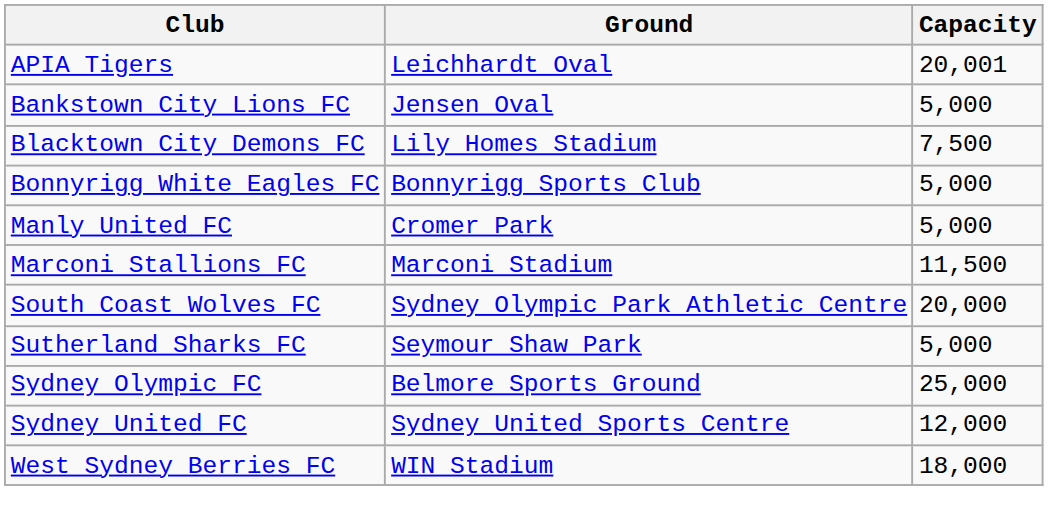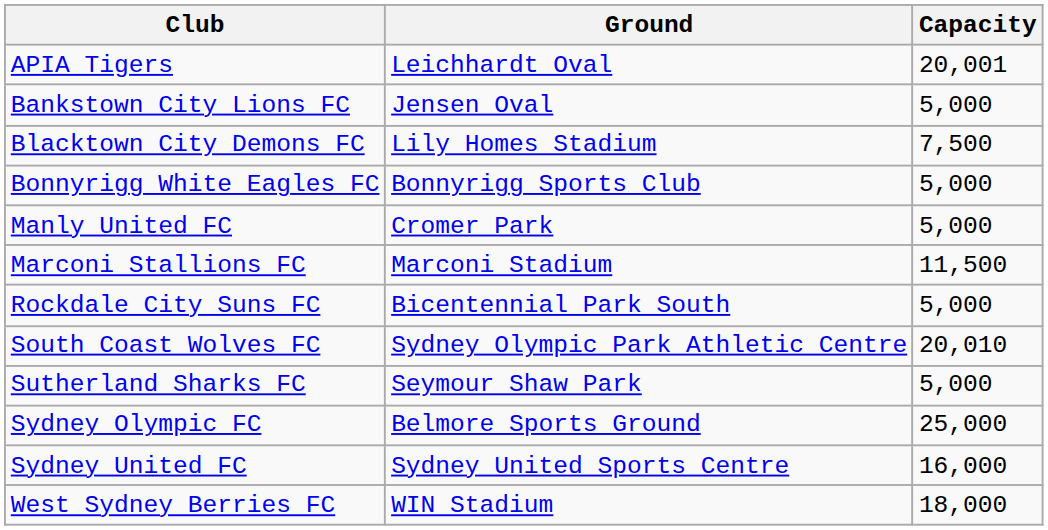+ row: (166, 305)
(963, 305) 20,000 -> (963, 345) 20,010
(963, 425) 12,000 -> (963, 465) 16,000
